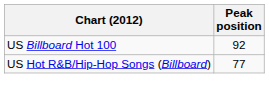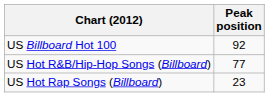+ row: (85, 82)
